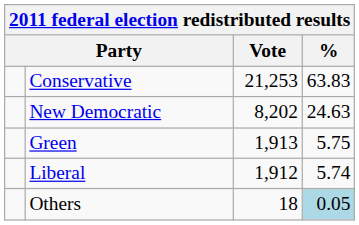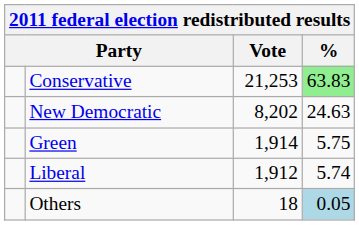(329, 81) no background -> (329, 81) lightgreen background
(276, 142) 1,913 -> (276, 142) 1,914
